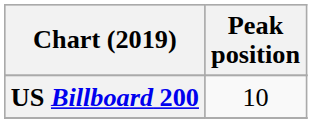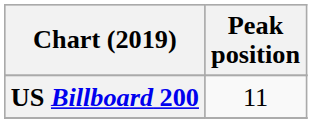(256, 96) 10 -> (256, 96) 11
